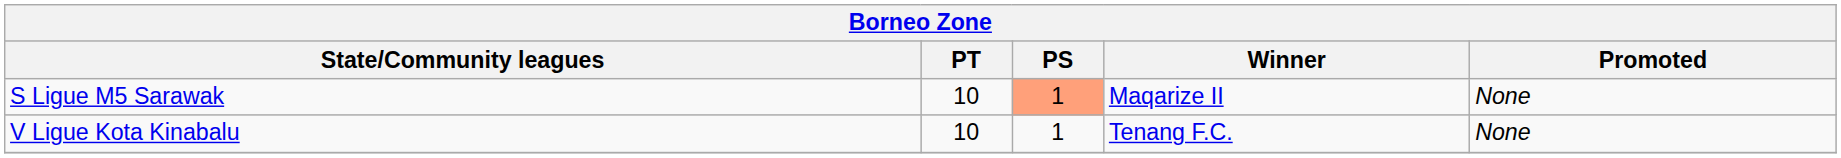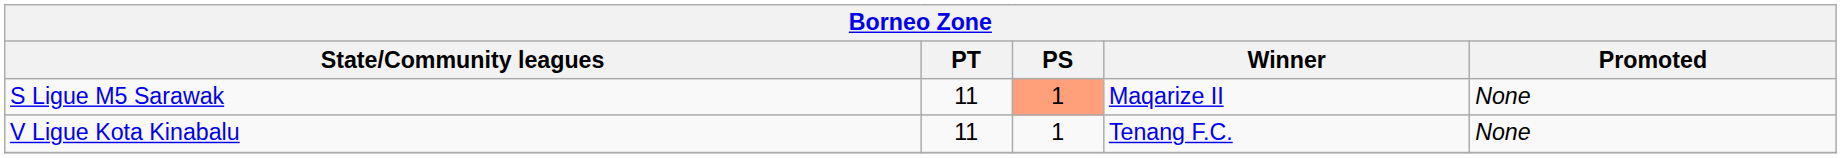(966, 96) 10 -> (966, 96) 11
(966, 133) 10 -> (966, 133) 11
